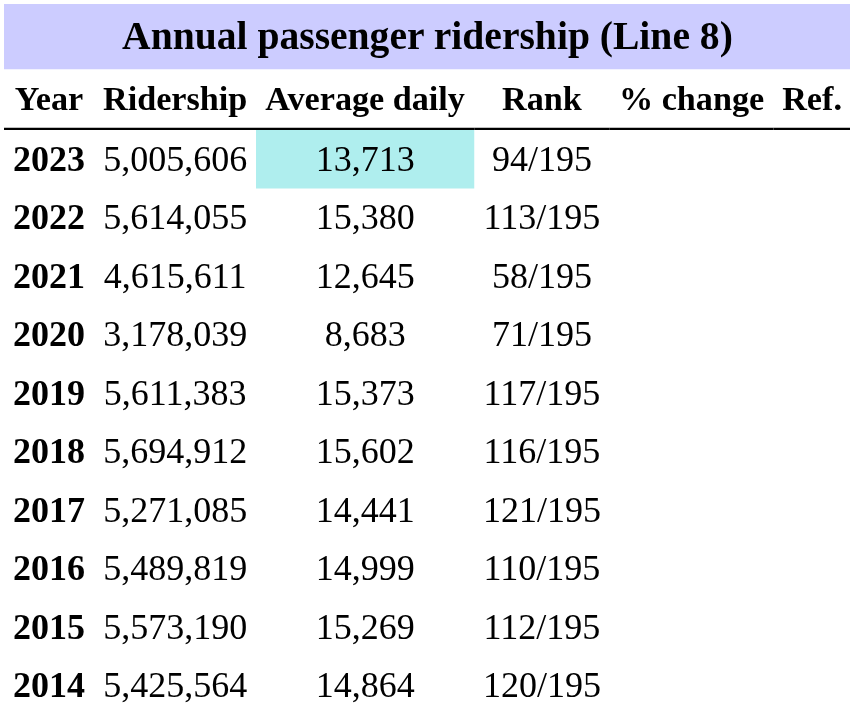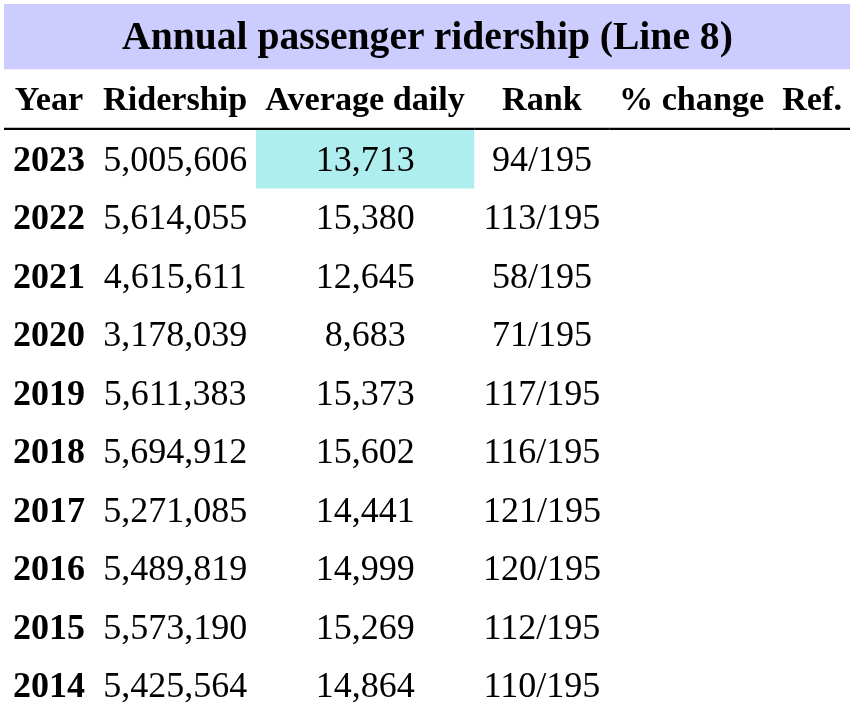(542, 568) 110/195 -> (542, 568) 120/195
(542, 685) 120/195 -> (542, 685) 110/195
